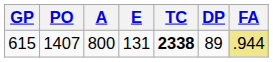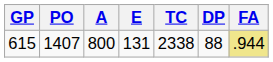(176, 43) bold -> (176, 43) normal
(214, 43) 89 -> (214, 43) 88
